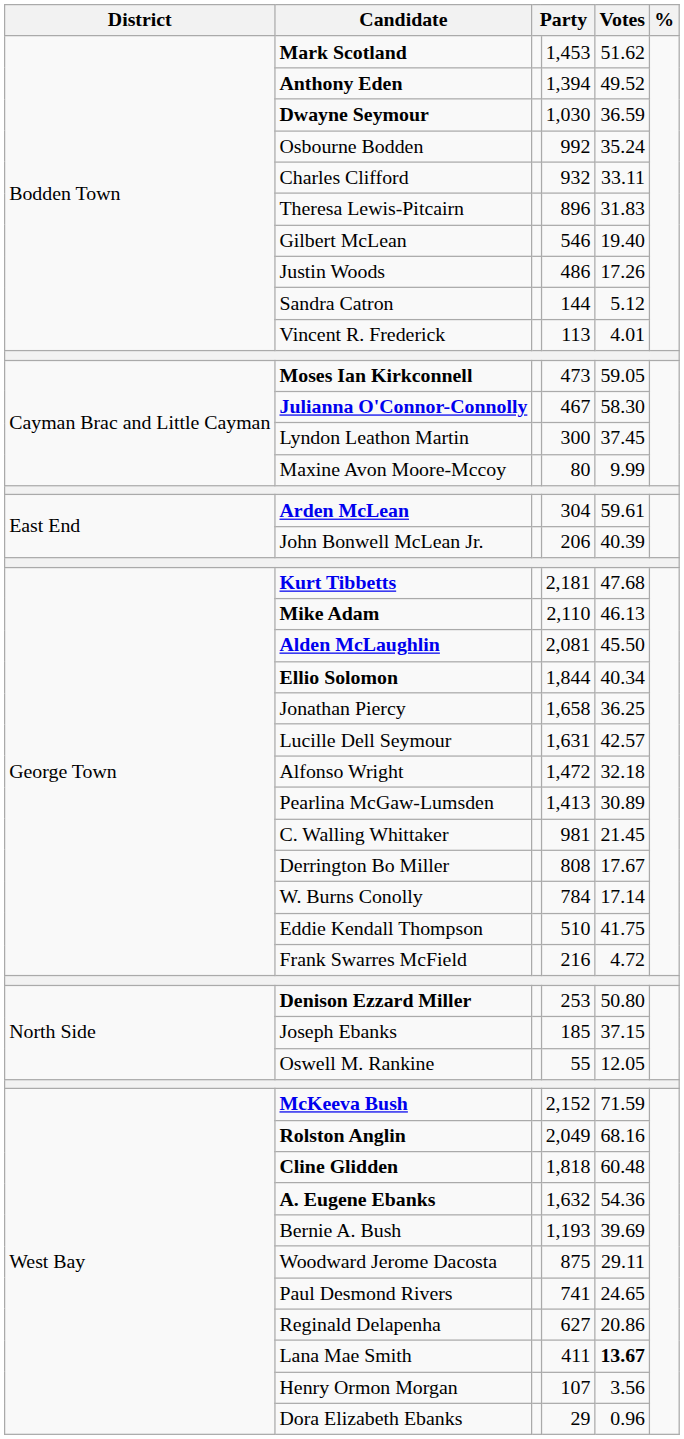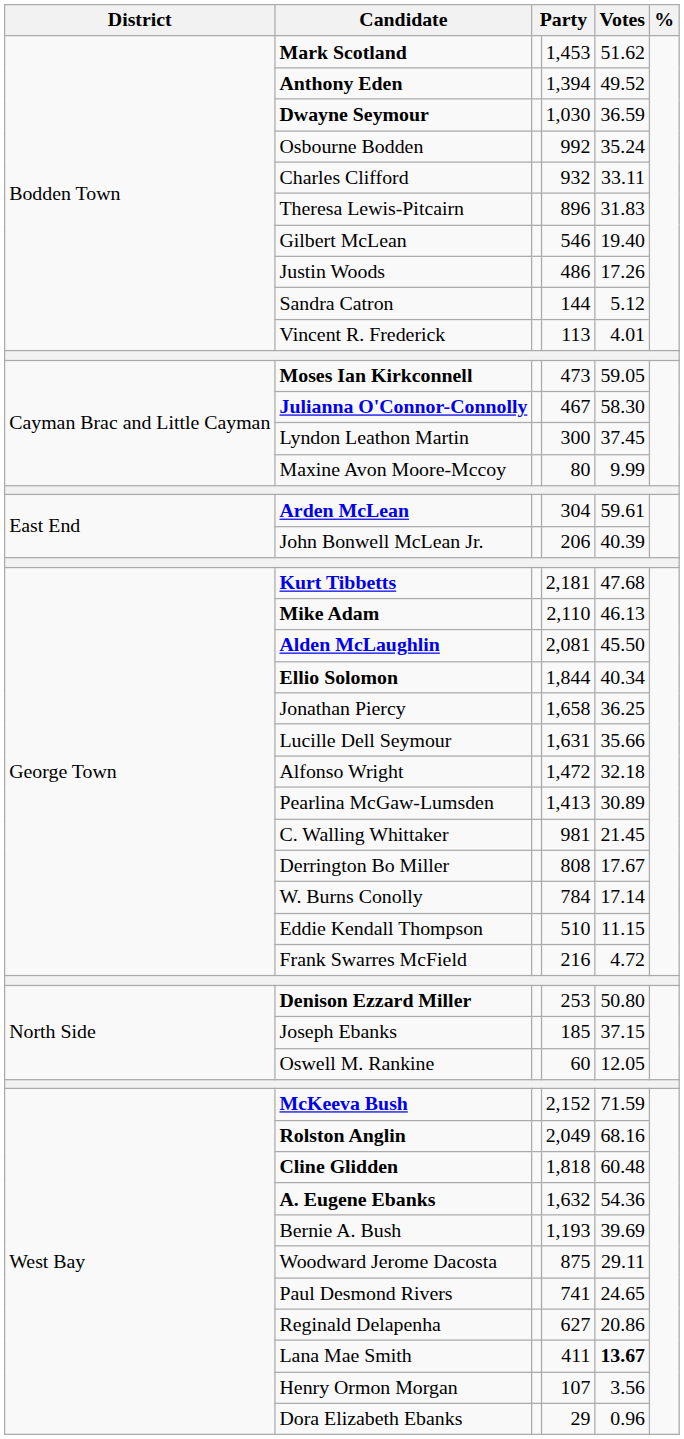(623, 739) 42.57 -> (623, 739) 35.66
(623, 928) 41.75 -> (623, 928) 11.15
(580, 1063) 55 -> (580, 1063) 60
